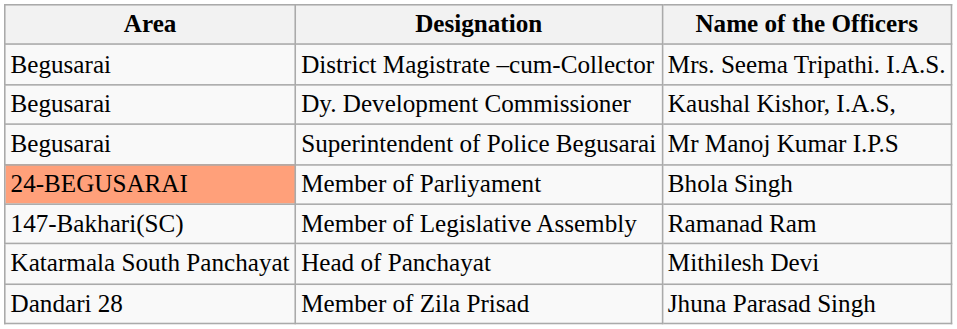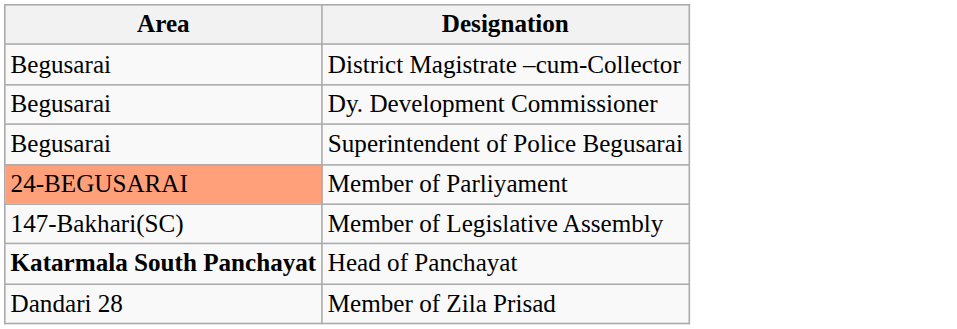- column: (807, 24)
(150, 263) normal -> (163, 263) bold
